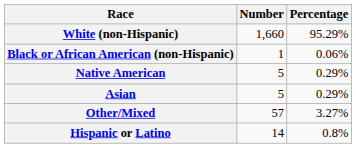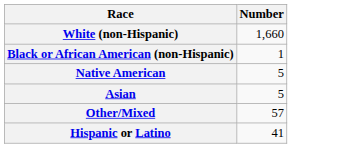- column: (319, 14)
(278, 133) 14 -> (278, 133) 41
